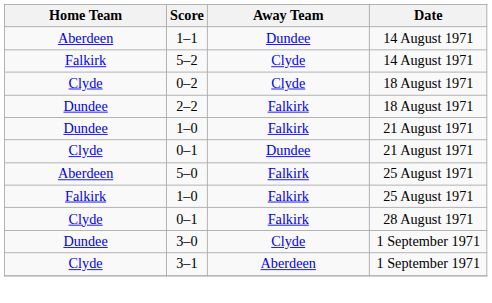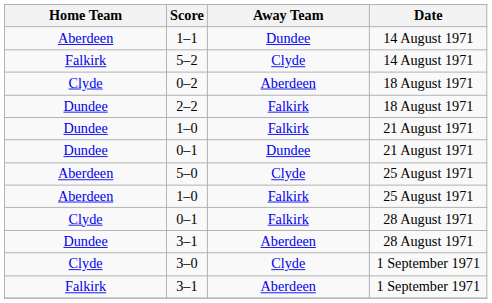(288, 83) Clyde -> (288, 83) Aberdeen
(86, 151) Clyde -> (86, 151) Dundee
(288, 173) Falkirk -> (288, 173) Clyde
(86, 196) Falkirk -> (86, 196) Aberdeen
+ row: (187, 241)
(86, 241) Dundee -> (86, 264) Clyde
(86, 264) Clyde -> (86, 286) Falkirk
